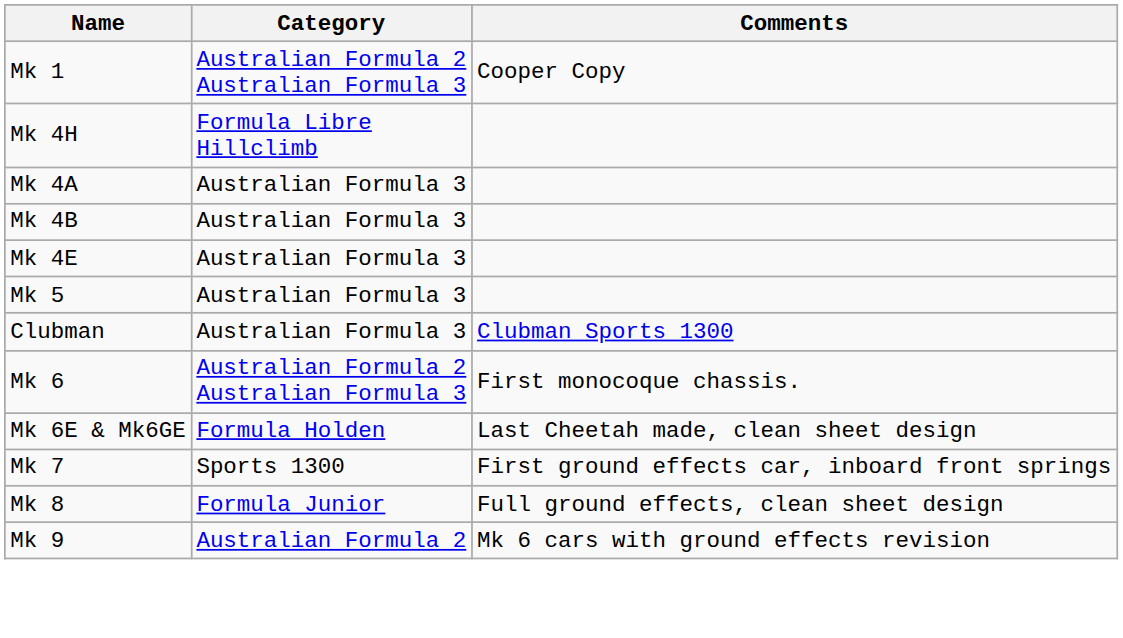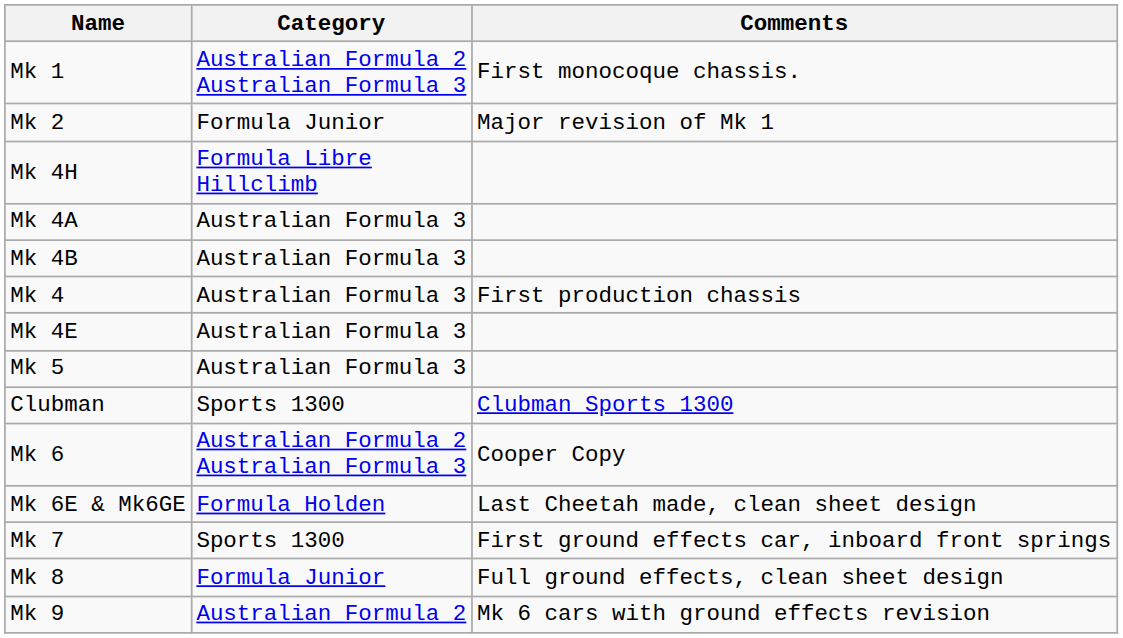(551, 73) Cooper Copy -> (639, 73) First monocoque chassis.
+ row: (37, 122)
+ row: (37, 295)
(331, 332) Australian Formula 3 -> (271, 405) Sports 1300
(639, 381) First monocoque chassis. -> (551, 455) Cooper Copy
